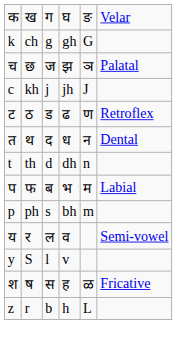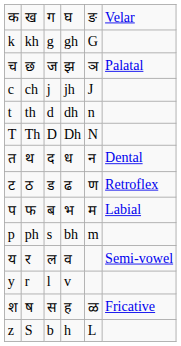(31, 41) ch -> (32, 41) kh
(32, 89) kh -> (31, 89) ch
rows swapped: (11, 114) <-> (10, 163)
+ row: (12, 134)
(29, 260) S -> (27, 282) r
(27, 308) r -> (29, 330) S
